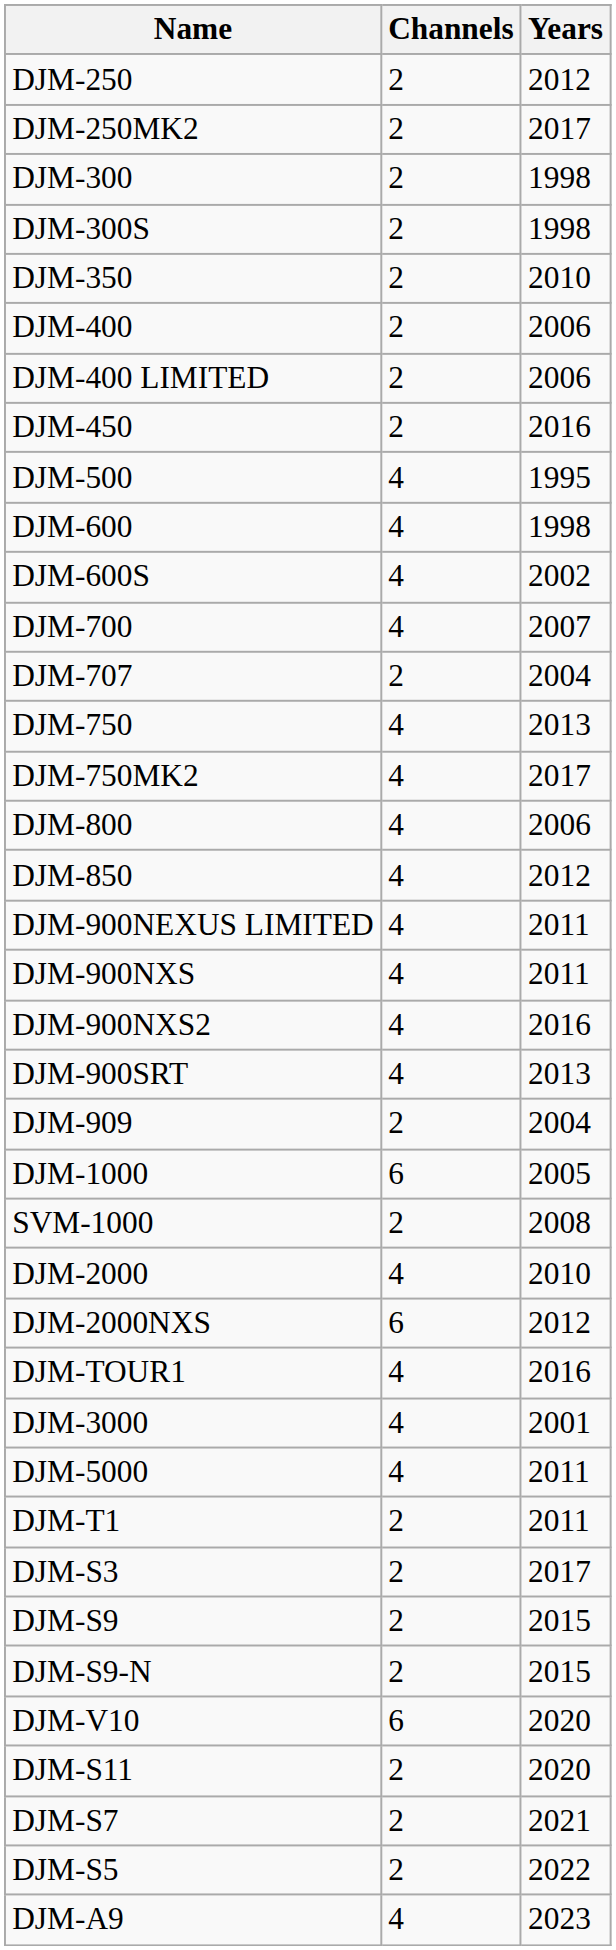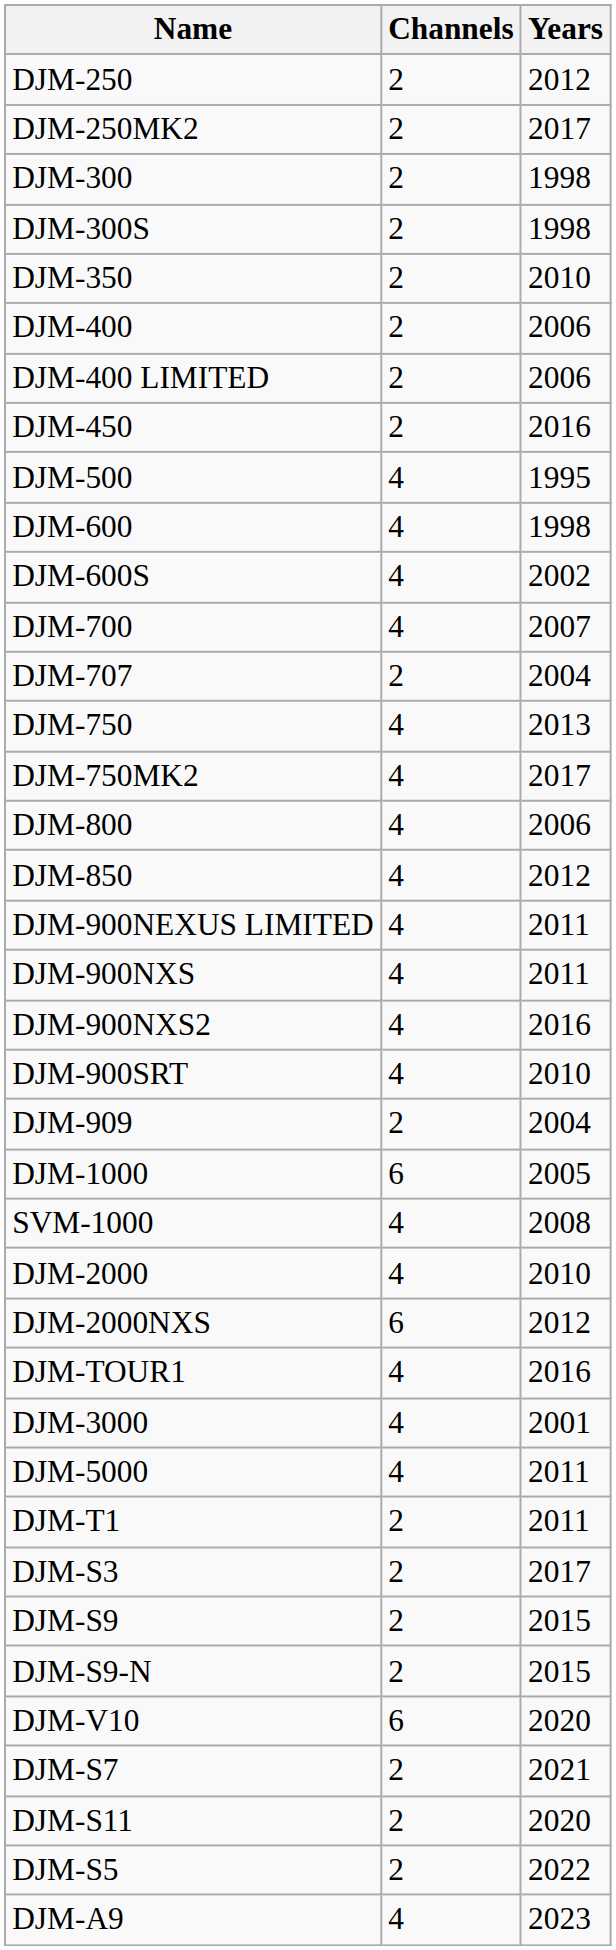(559, 1073) 2013 -> (559, 1073) 2010
(396, 1223) 2 -> (396, 1223) 4
rows swapped: (73, 1770) <-> (65, 1819)
